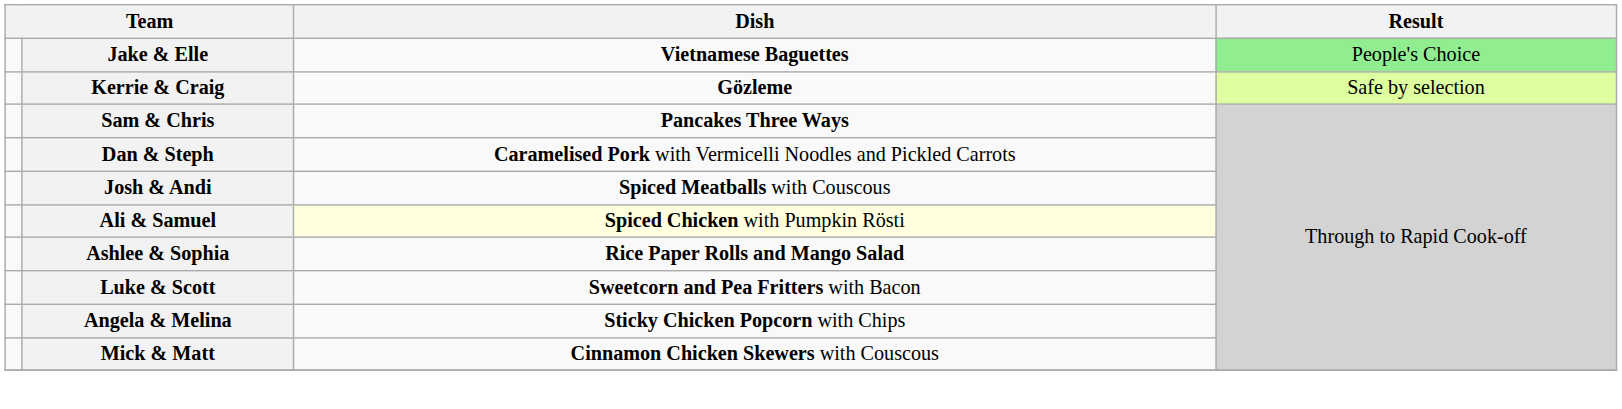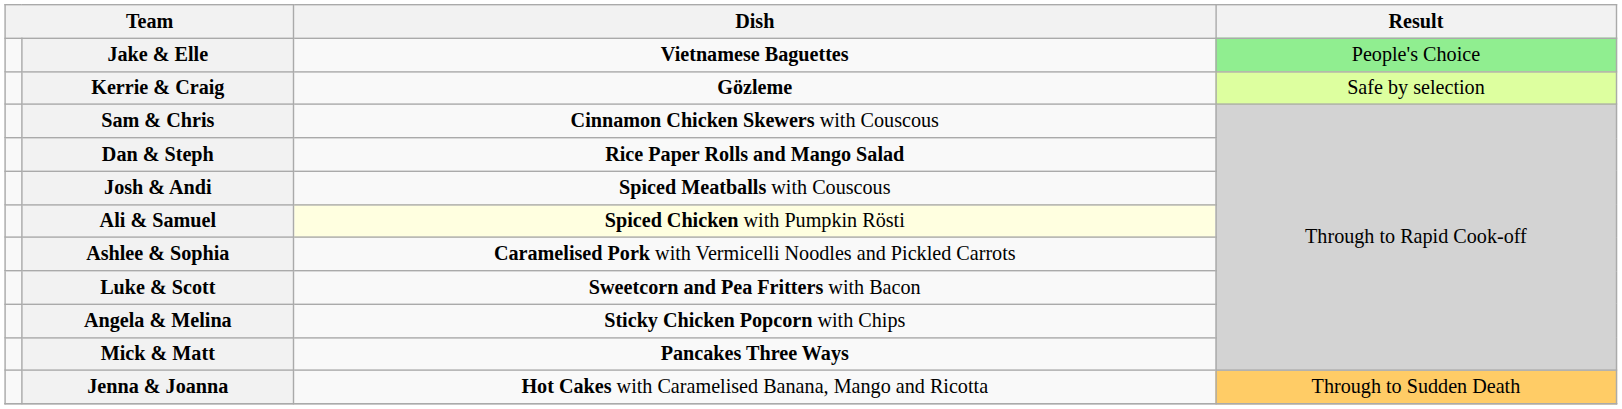(755, 121) Pancakes Three Ways -> (755, 121) Cinnamon Chicken Skewers with Couscous
(755, 154) Caramelised Pork with Vermicelli Noodles and Pickled Carrots -> (755, 154) Rice Paper Rolls and Mango Salad
(755, 254) Rice Paper Rolls and Mango Salad -> (755, 254) Caramelised Pork with Vermicelli Noodles and Pickled Carrots
(755, 354) Cinnamon Chicken Skewers with Couscous -> (755, 354) Pancakes Three Ways
+ row: (158, 387)
